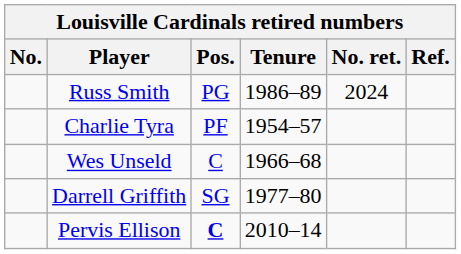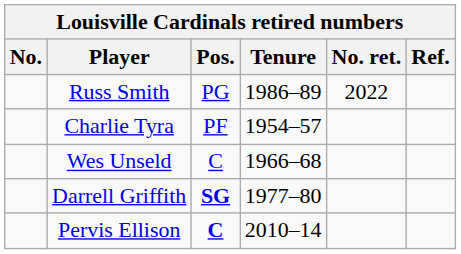(366, 91) 2024 -> (366, 91) 2022
(216, 195) normal -> (216, 195) bold
